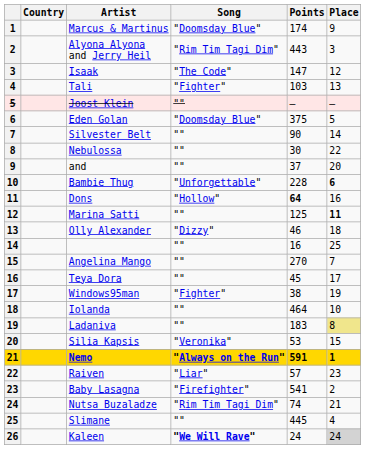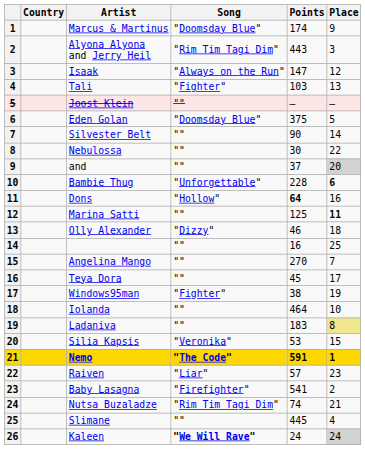(203, 71) "The Code" -> (229, 71) "Always on the Run"
(335, 167) no background -> (335, 167) lightgrey background
(229, 357) "Always on the Run" -> (203, 357) "The Code"
